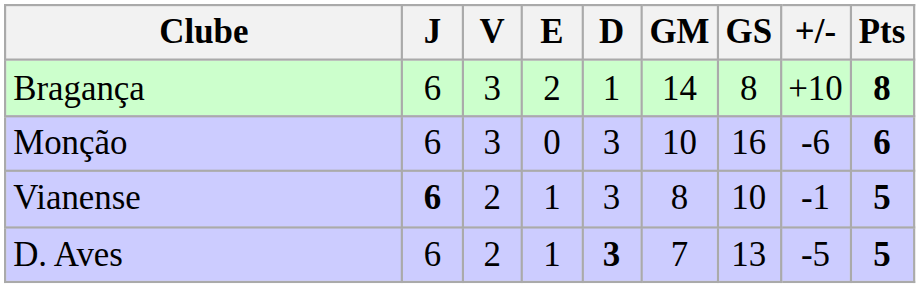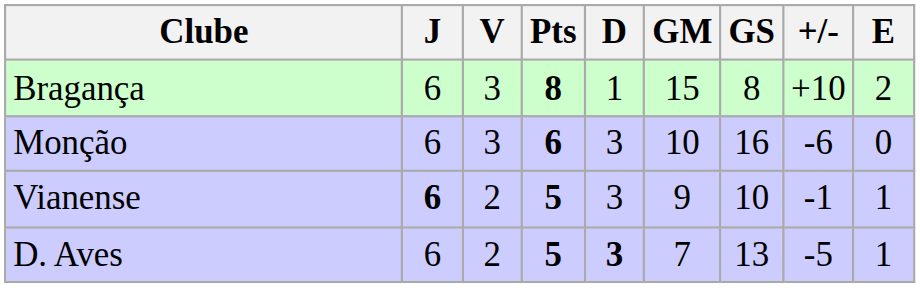columns swapped: (552, 32) <-> (882, 32)
(679, 87) 14 -> (682, 87) 15
(679, 198) 8 -> (682, 198) 9
